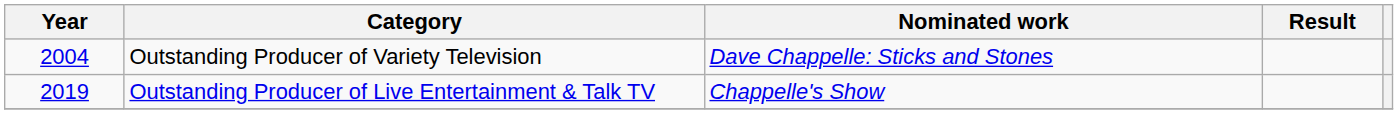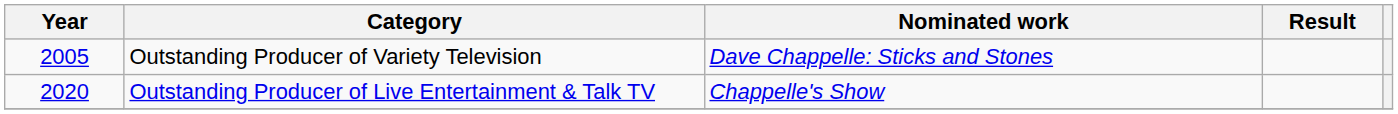(65, 56) 2004 -> (65, 56) 2005
(65, 91) 2019 -> (65, 91) 2020
